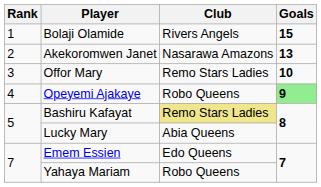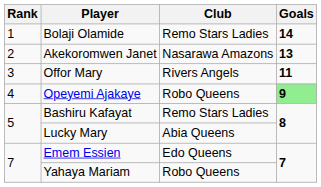(201, 34) Rivers Angels -> (215, 34) Remo Stars Ladies
(286, 34) 15 -> (286, 34) 14
(215, 73) Remo Stars Ladies -> (201, 73) Rivers Angels
(286, 73) 10 -> (286, 73) 11
(215, 113) khaki background -> (215, 113) no background
